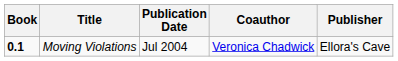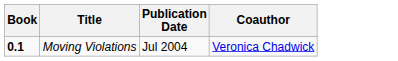- column: (355, 20)
